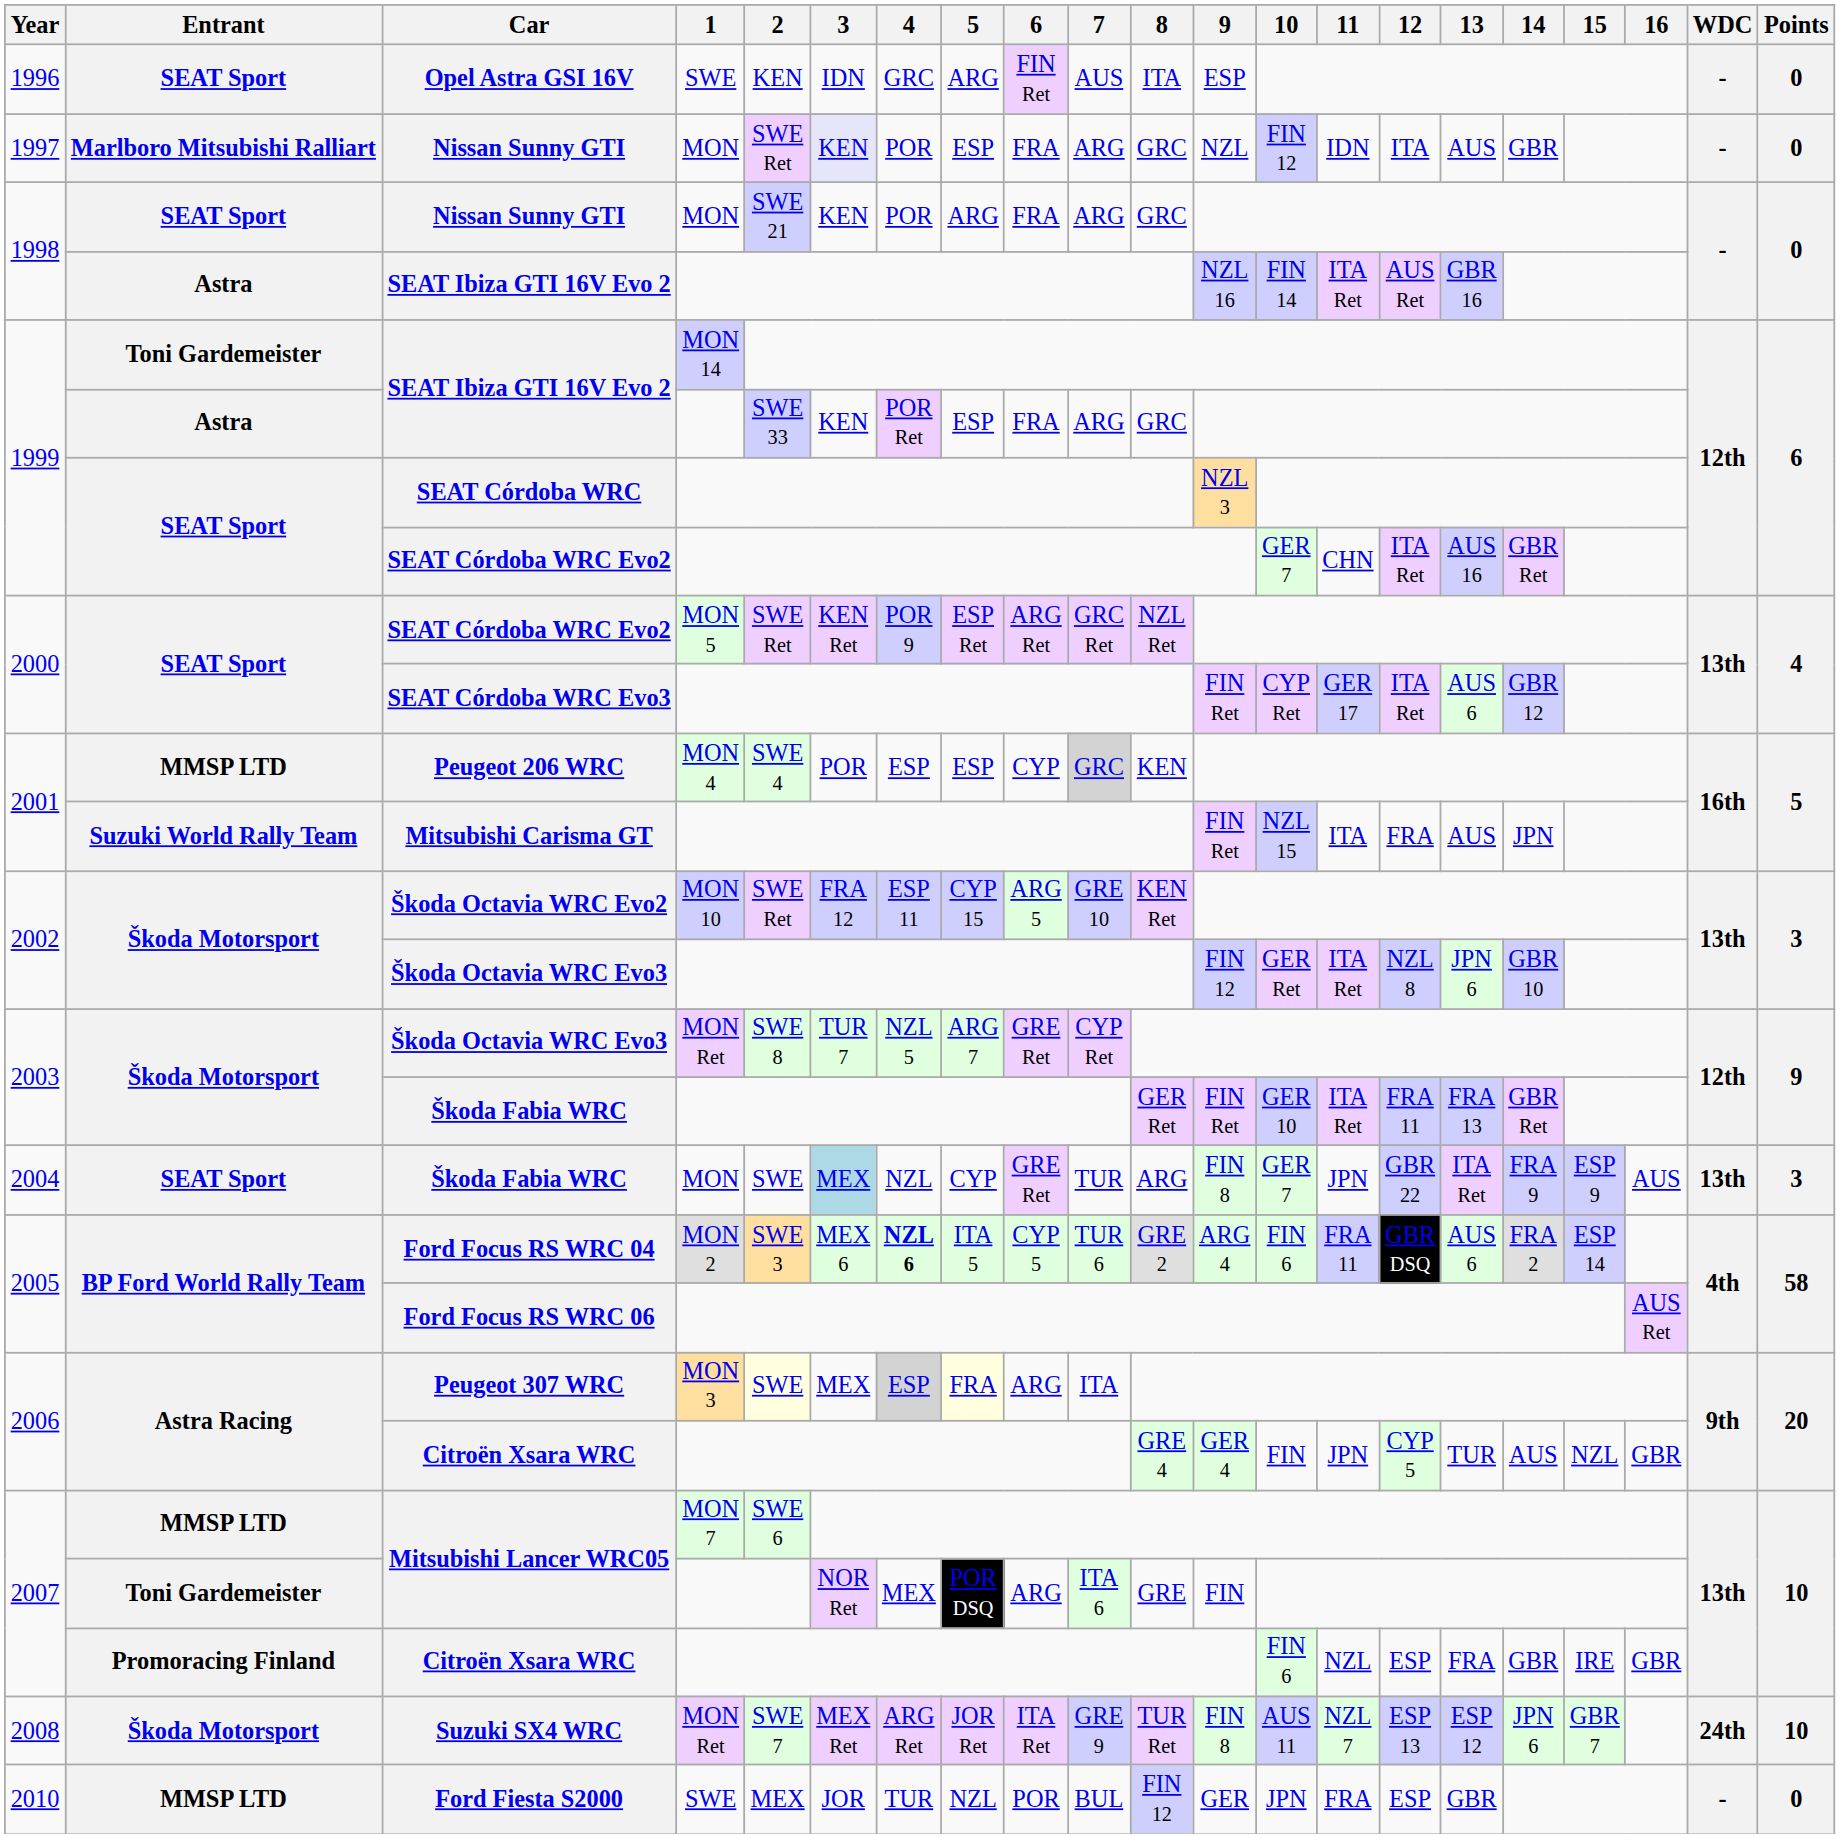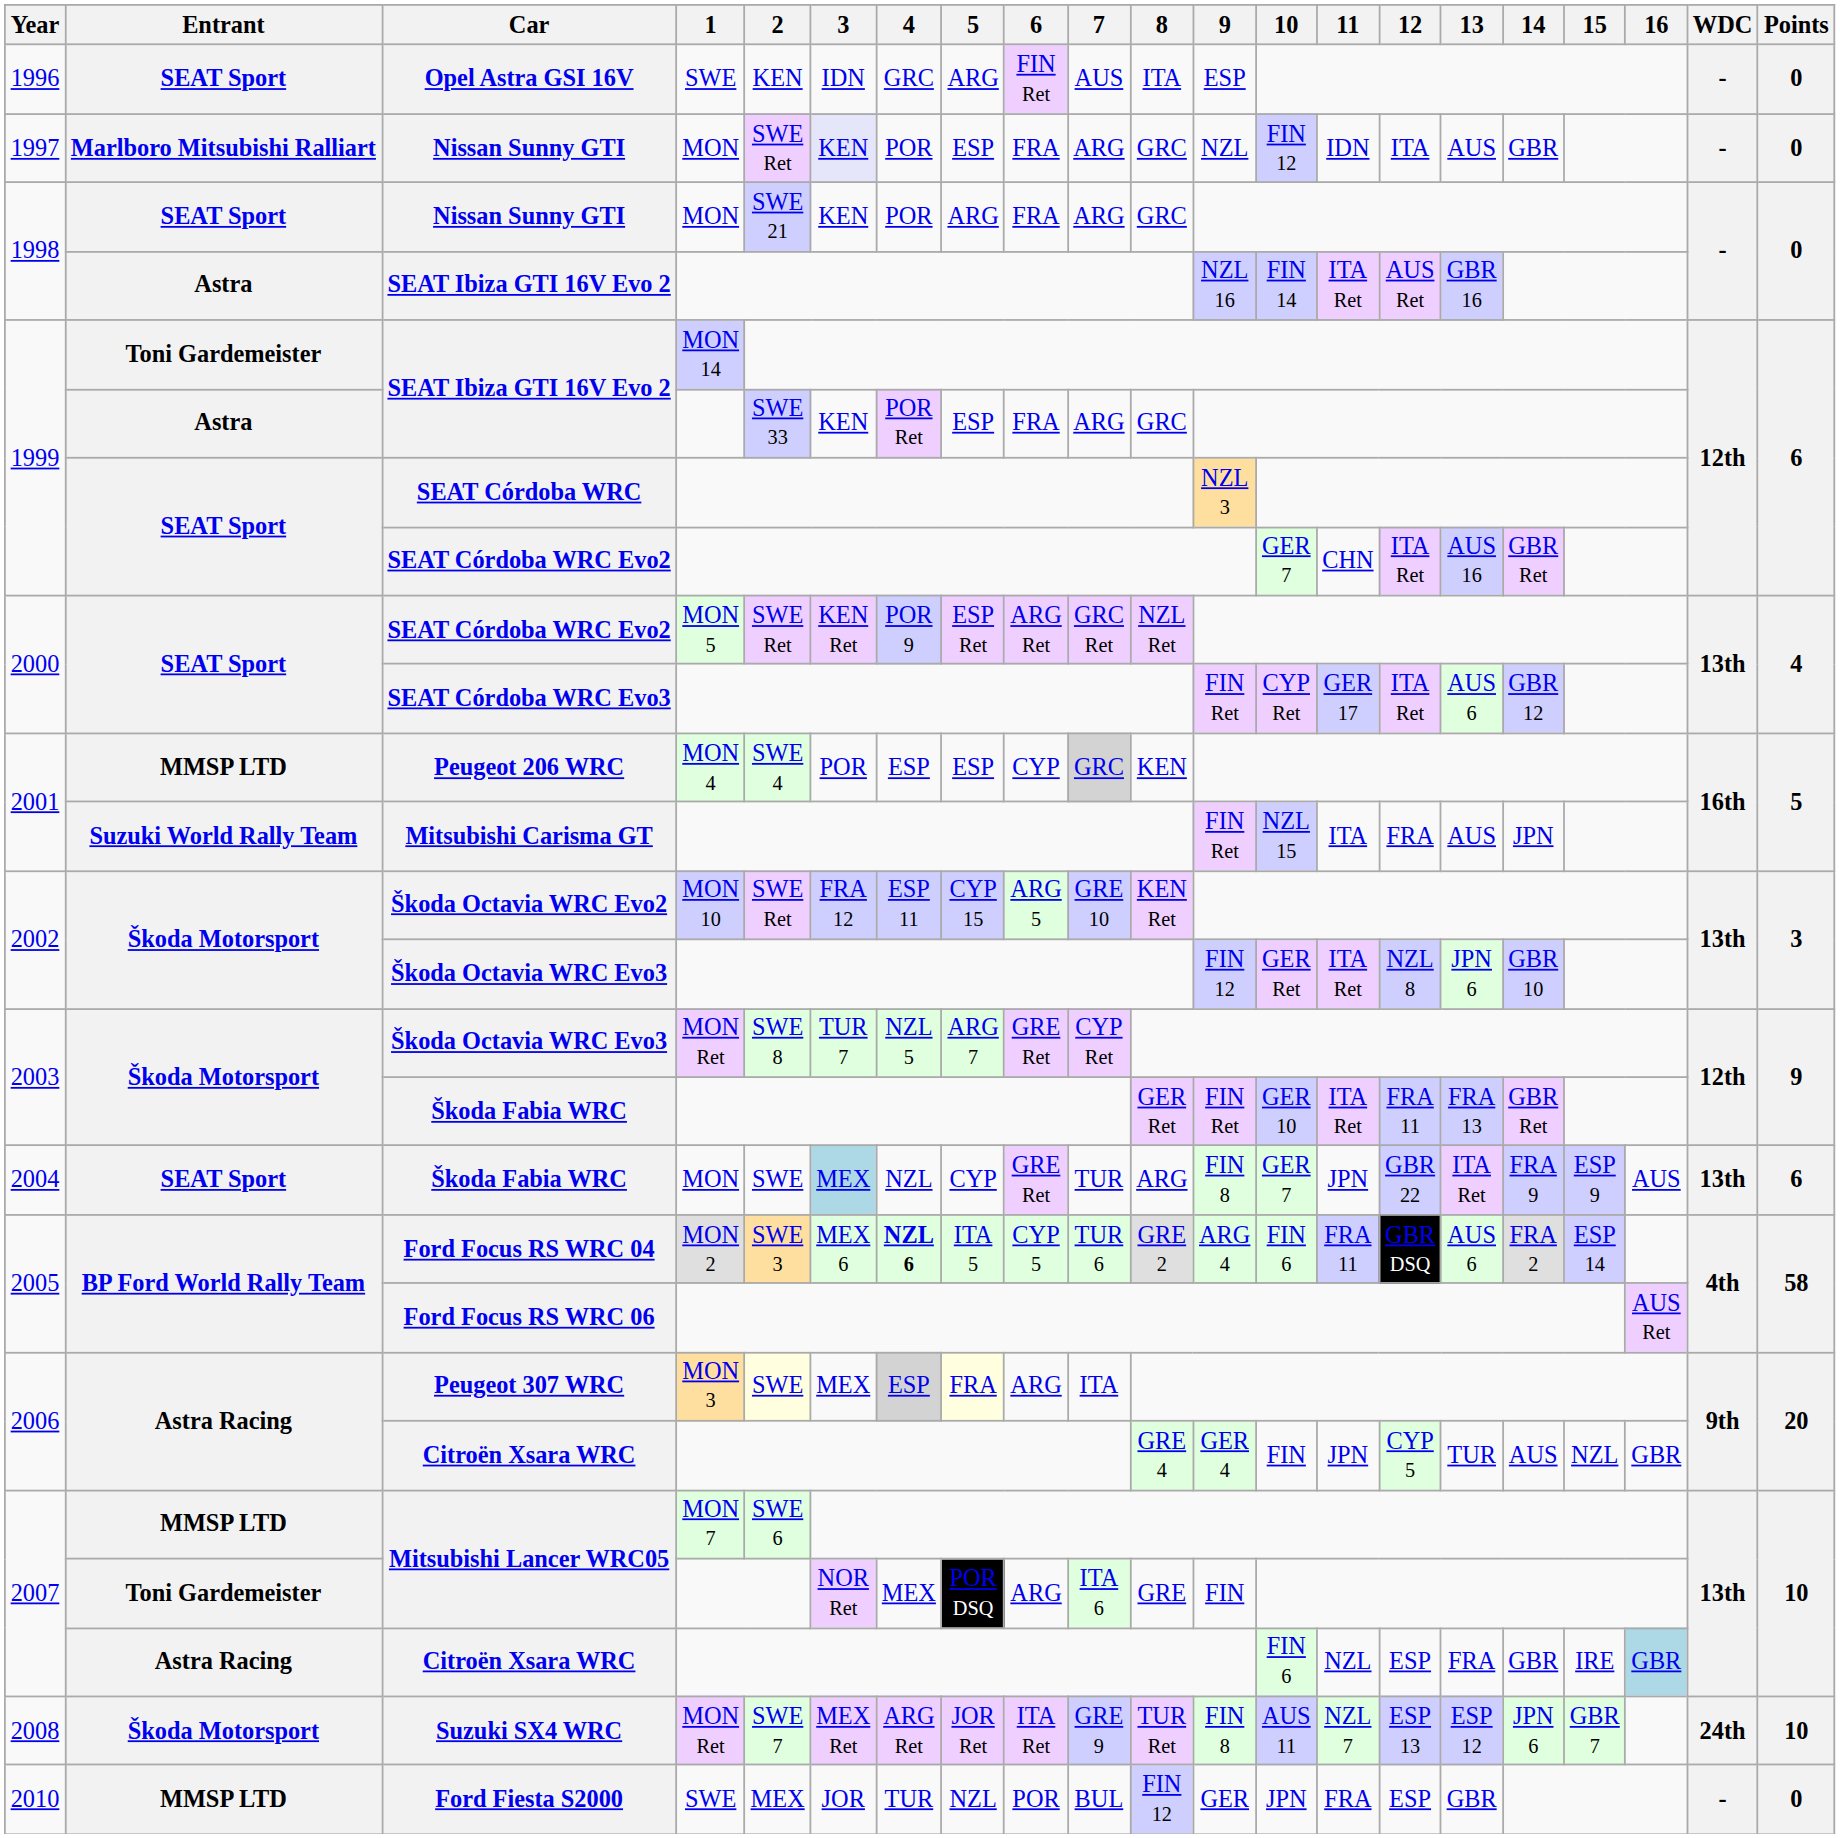(1796, 1179) 3 -> (1796, 1179) 6
(223, 1661) Promoracing Finland -> (223, 1661) Astra Racing
(1656, 1661) no background -> (1656, 1661) lightblue background
